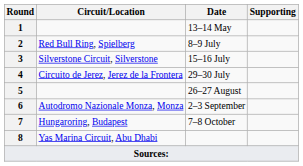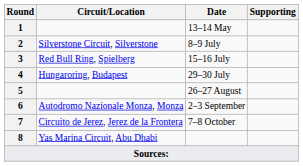(87, 43) Red Bull Ring, Spielberg -> (98, 43) Silverstone Circuit, Silverstone
(98, 59) Silverstone Circuit, Silverstone -> (87, 59) Red Bull Ring, Spielberg
(111, 74) Circuito de Jerez, Jerez de la Frontera -> (83, 74) Hungaroring, Budapest
(83, 121) Hungaroring, Budapest -> (111, 121) Circuito de Jerez, Jerez de la Frontera
